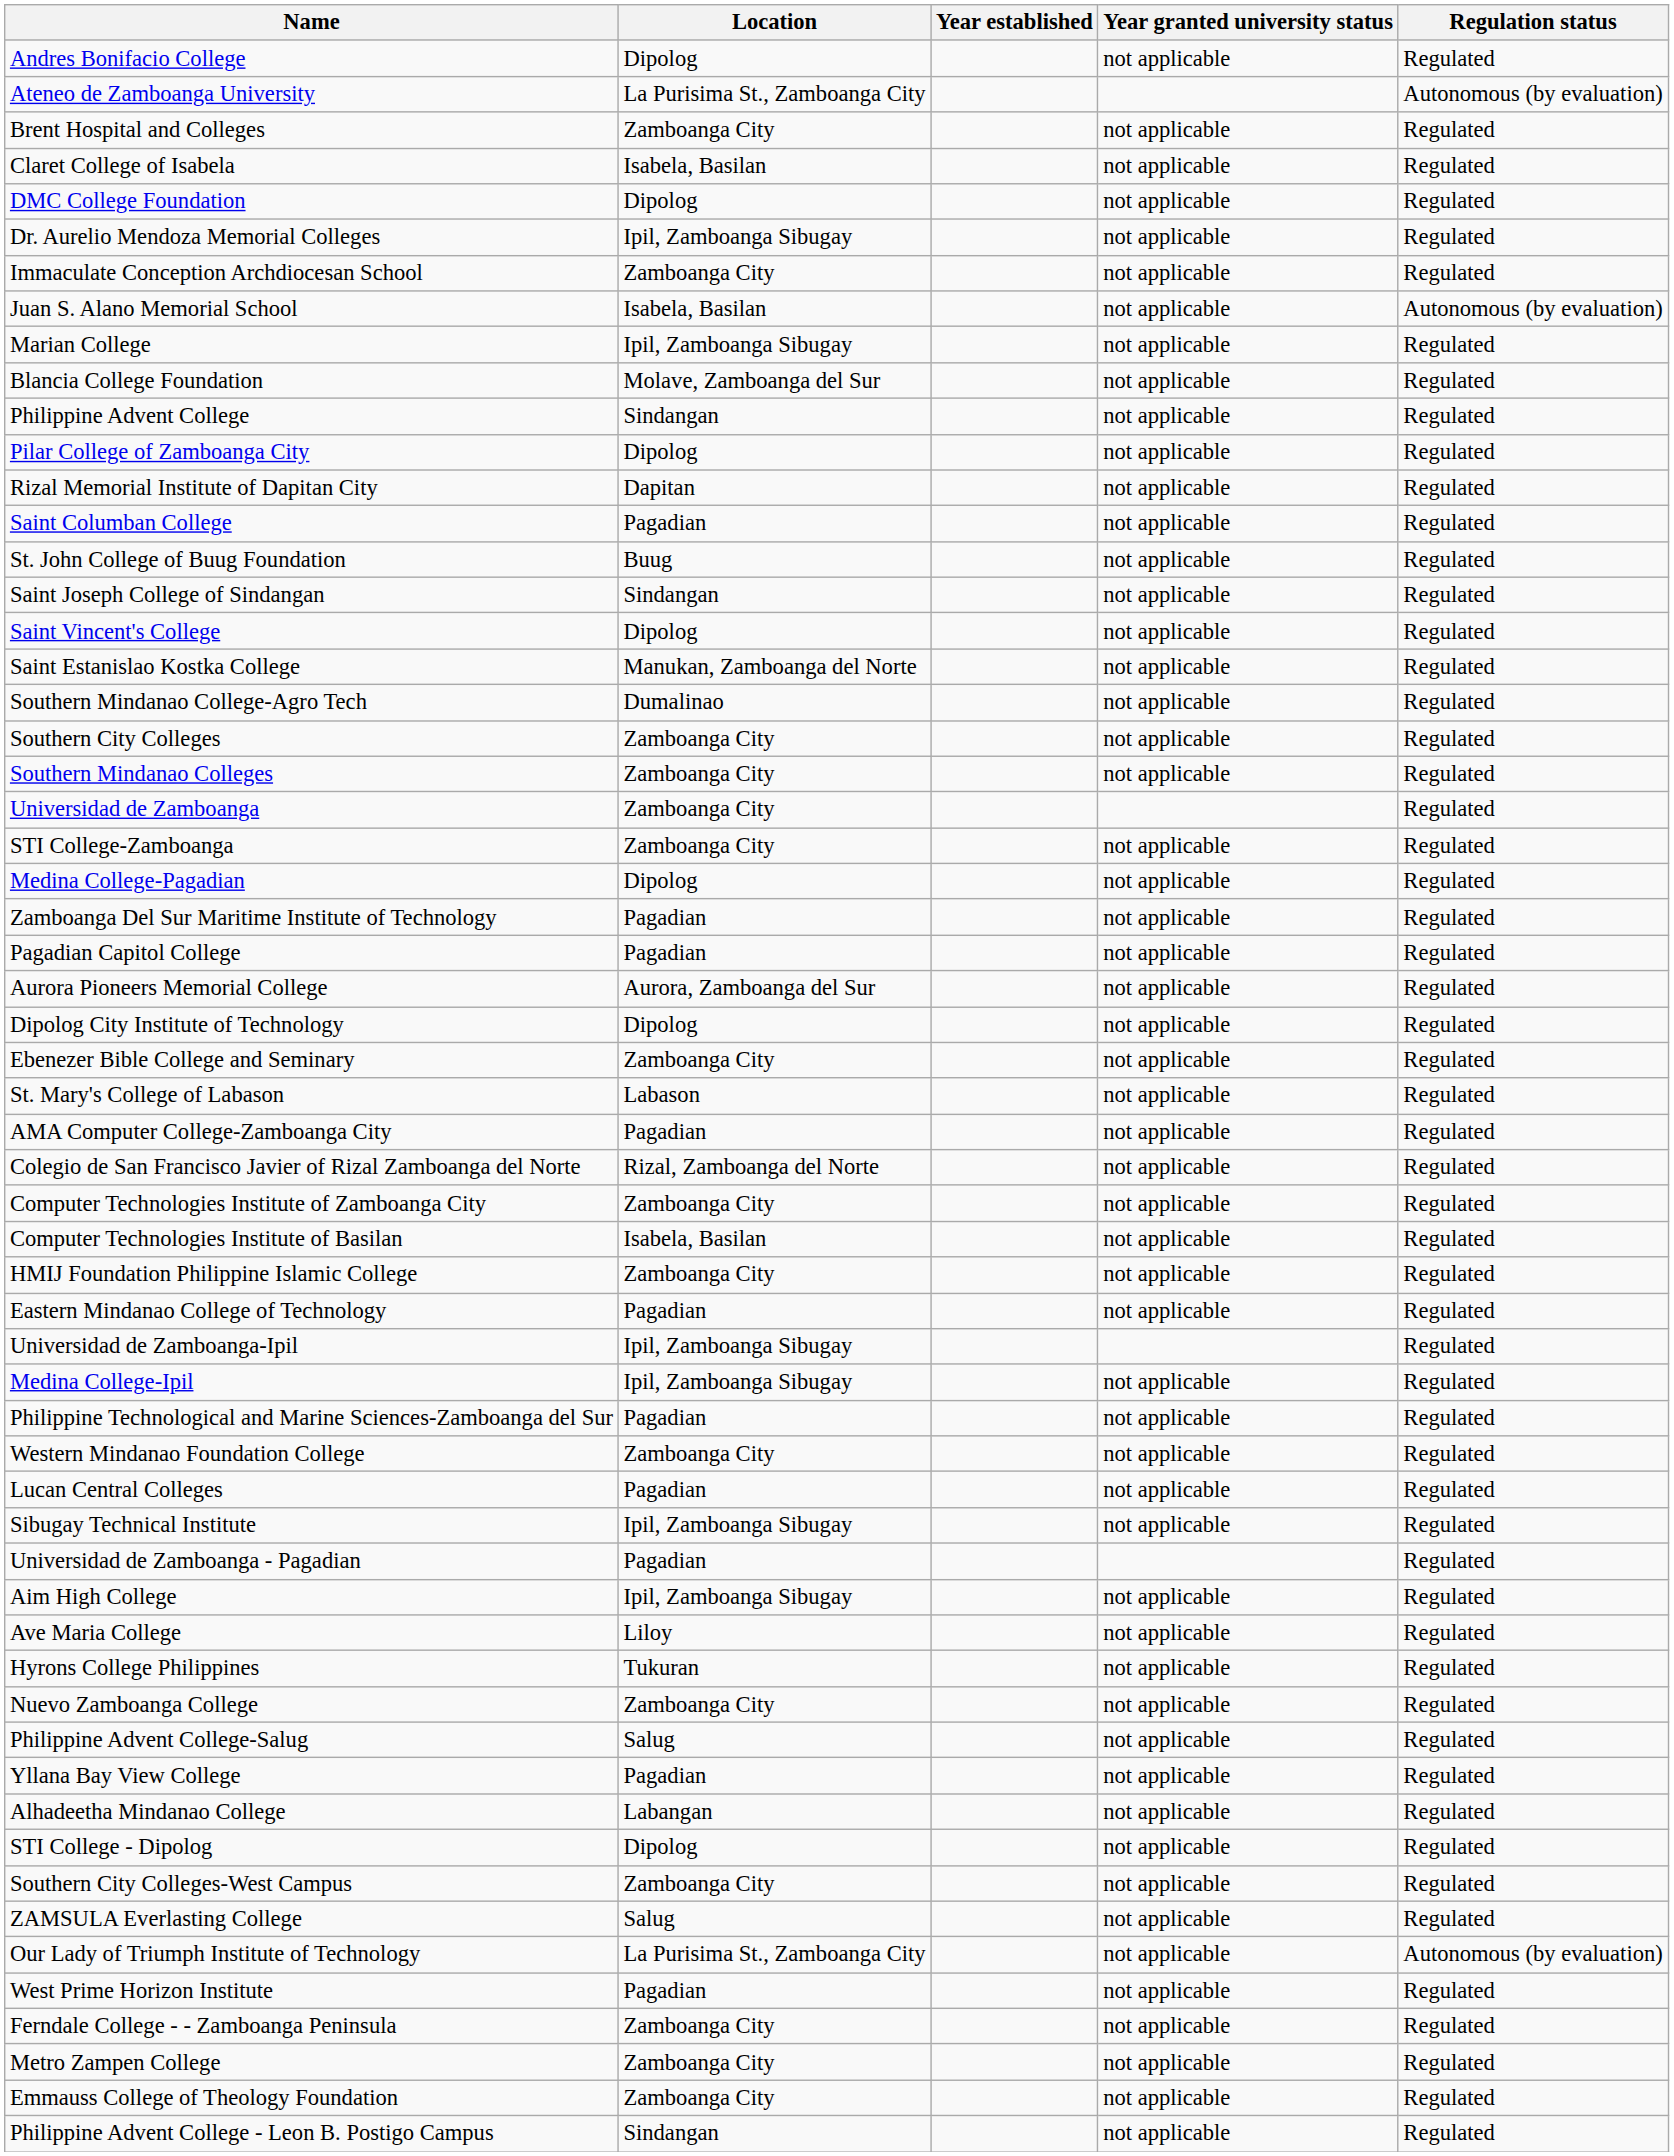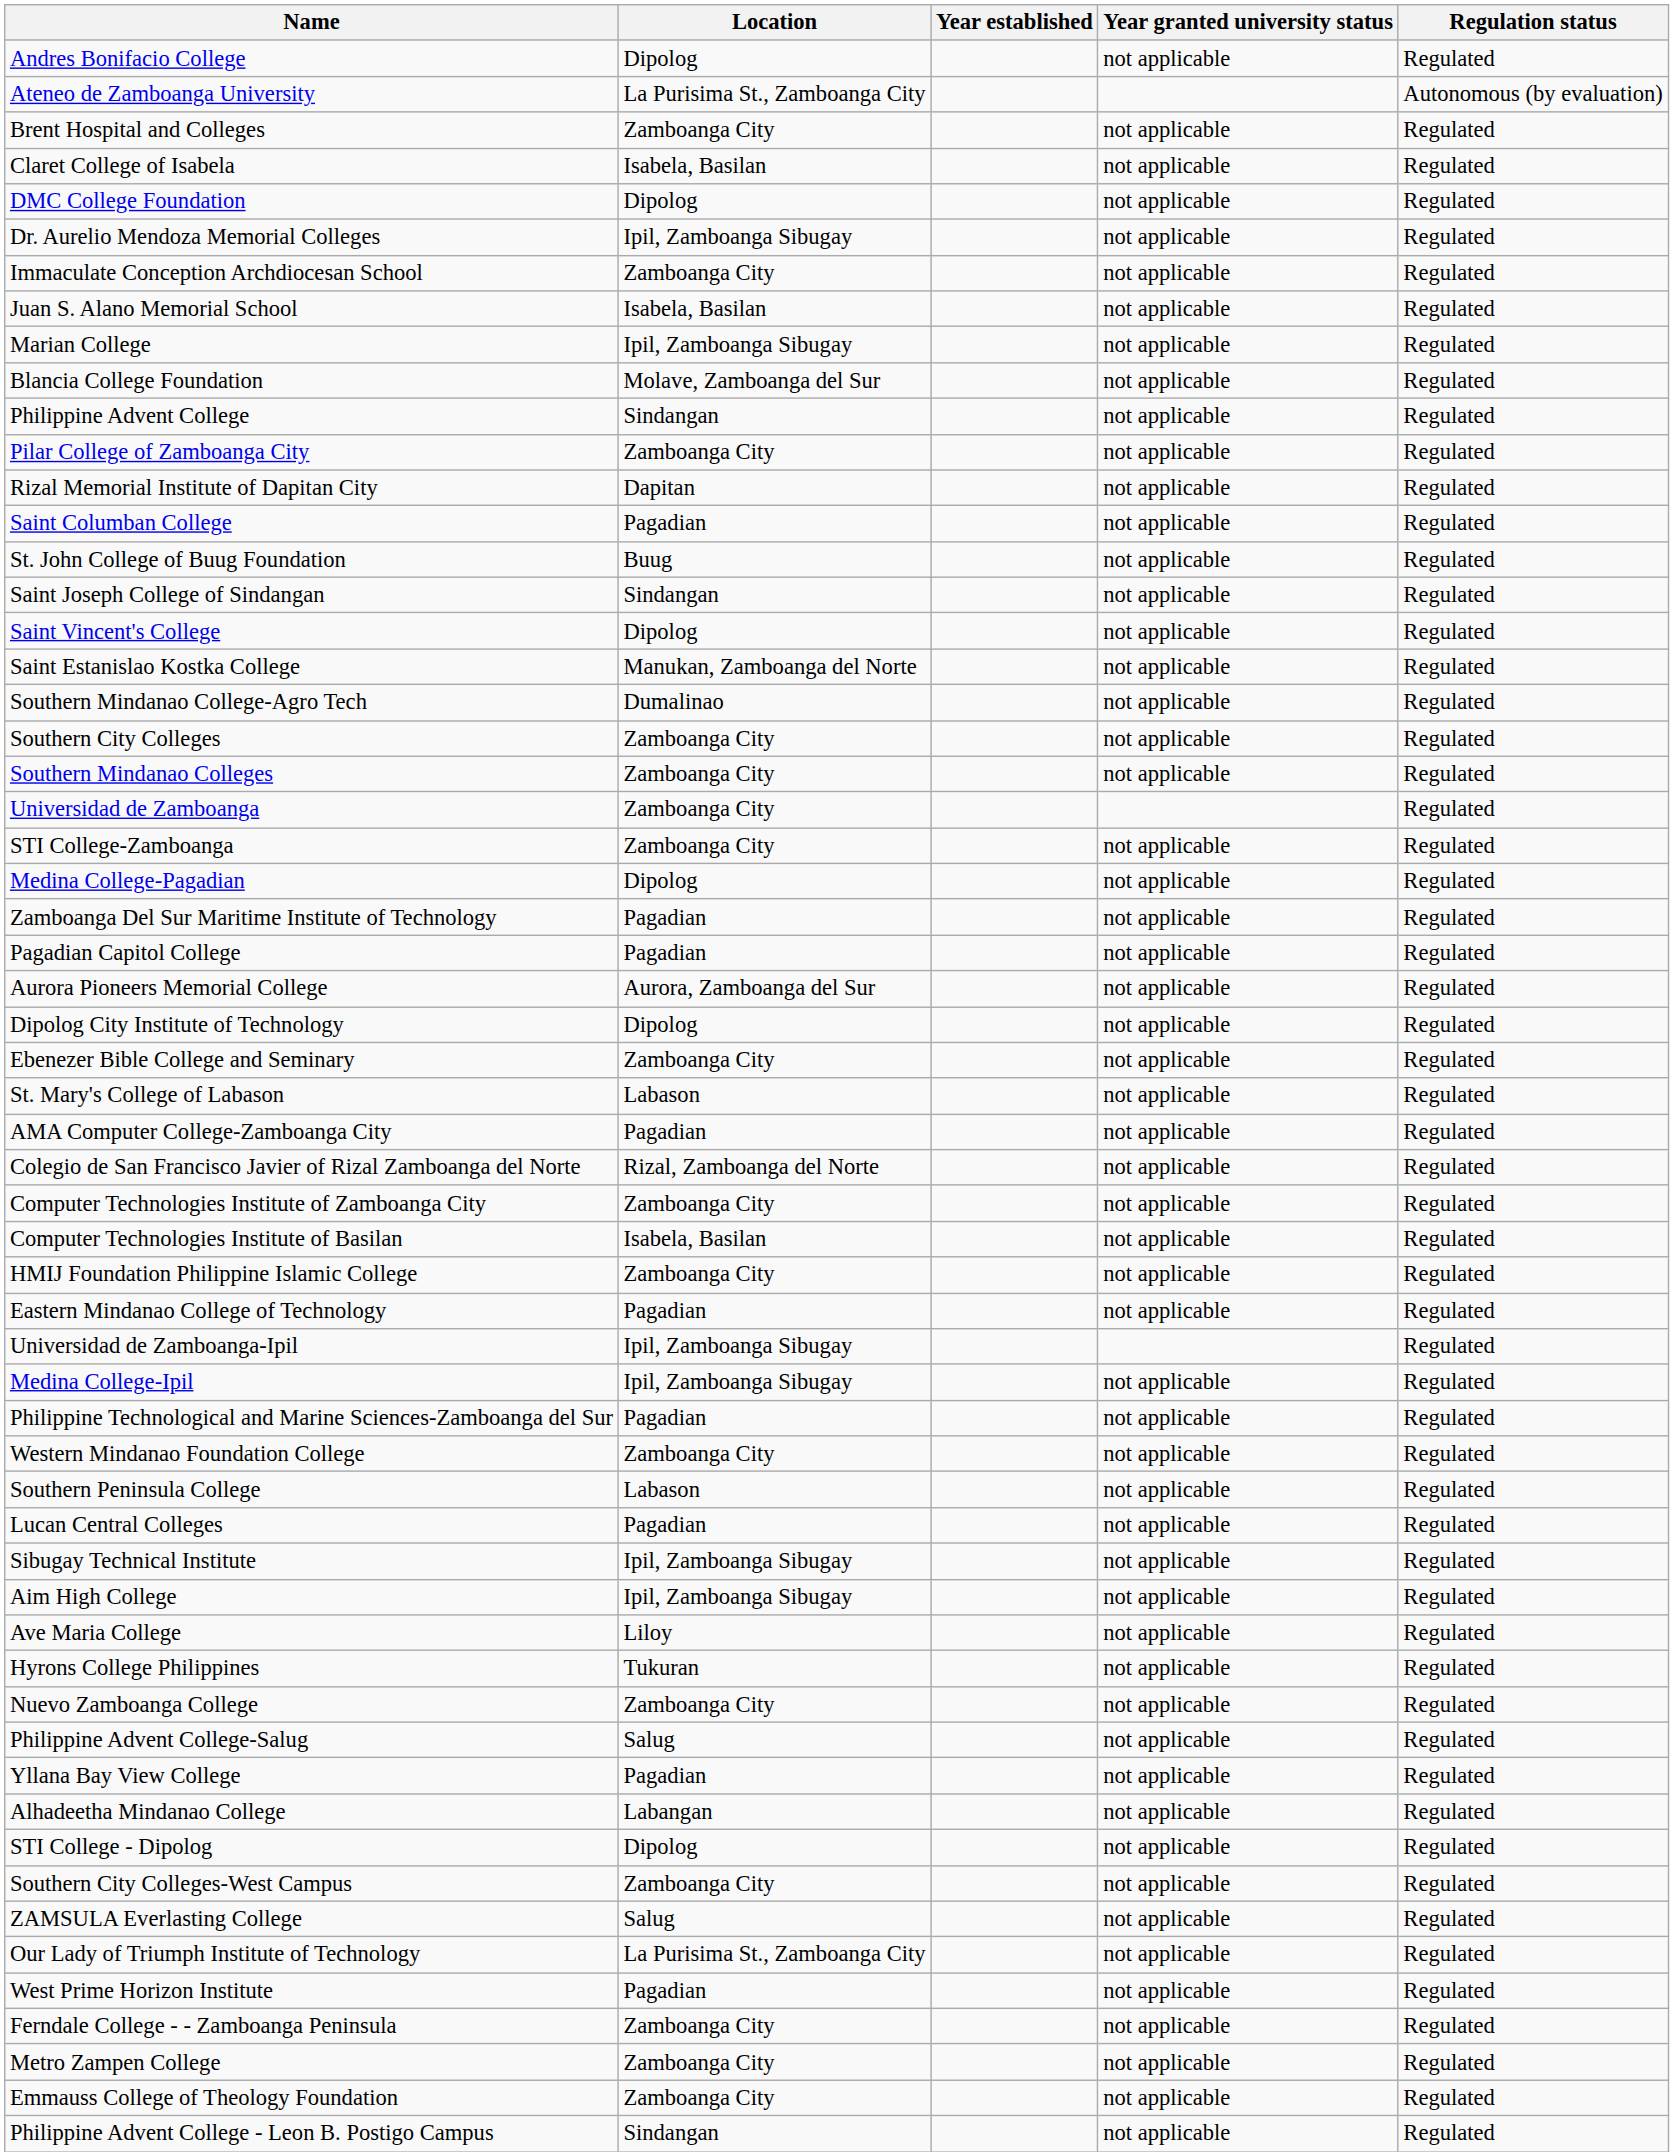(1533, 308) Autonomous (by evaluation) -> (1449, 308) Regulated
(660, 451) Dipolog -> (699, 451) Zamboanga City
+ row: (135, 1489)
- row: (185, 1560)
(1533, 1954) Autonomous (by evaluation) -> (1449, 1954) Regulated
